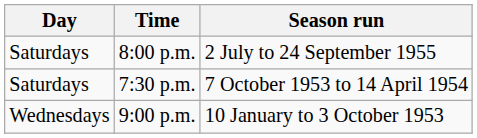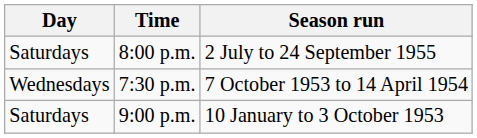(49, 84) Saturdays -> (59, 84) Wednesdays
(59, 116) Wednesdays -> (49, 116) Saturdays
